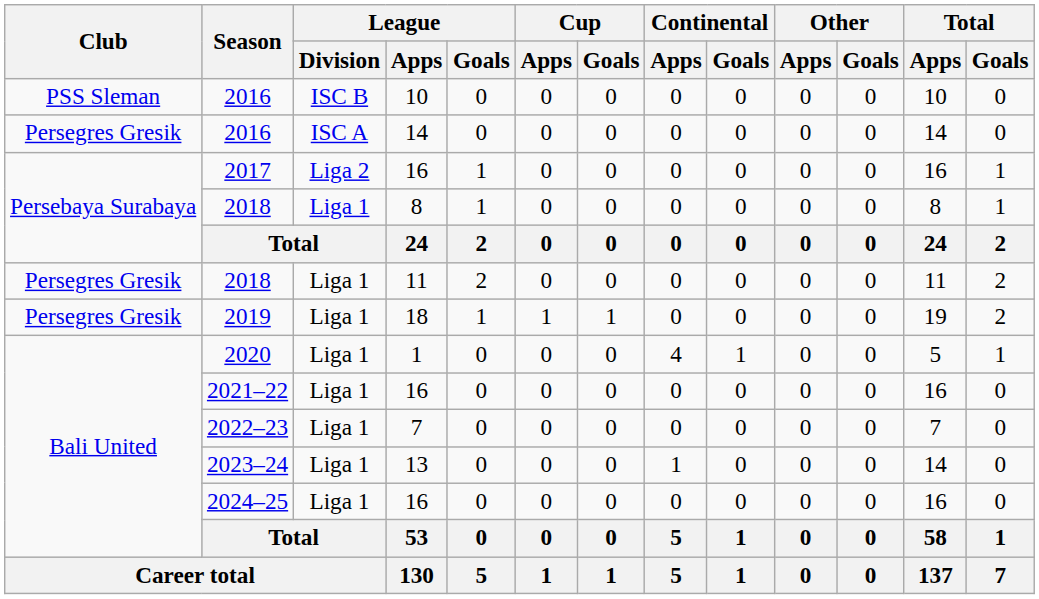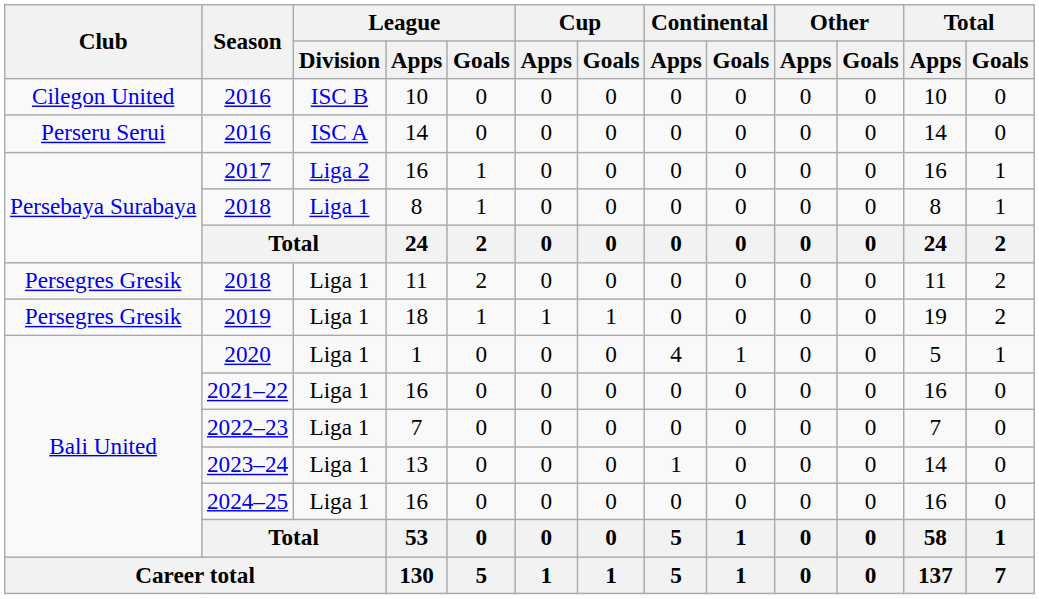(103, 96) PSS Sleman -> (103, 96) Cilegon United
(103, 133) Persegres Gresik -> (103, 133) Perseru Serui
